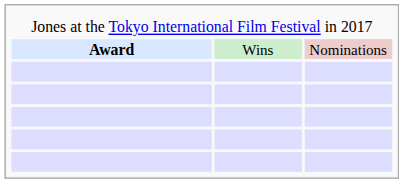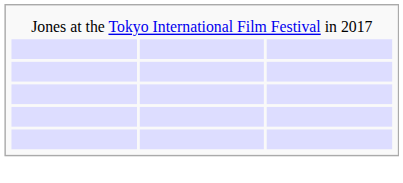- row: (112, 49)
